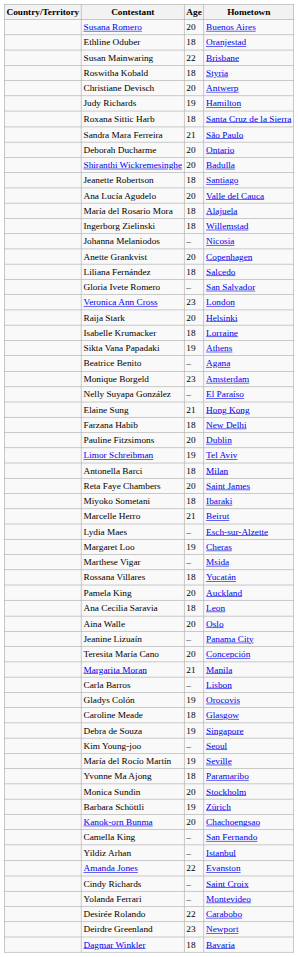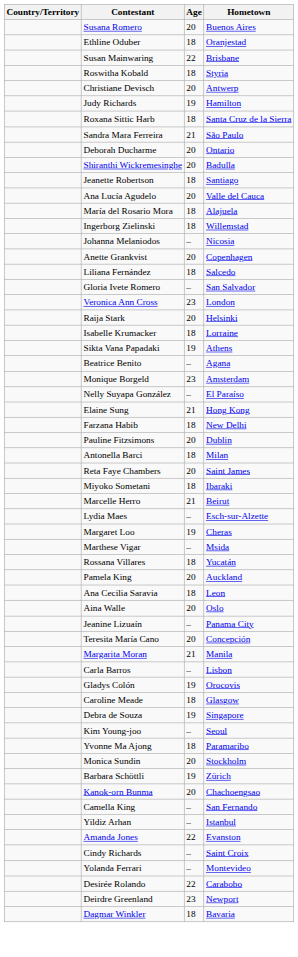- row: (118, 455)
- row: (127, 761)
